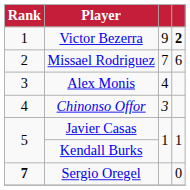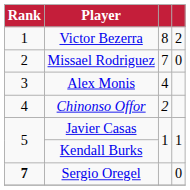(165, 38) 9 -> (165, 38) 8
(179, 38) bold -> (179, 38) normal
(179, 60) 6 -> (179, 60) 0
(165, 106) 3 -> (165, 106) 2
